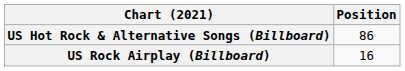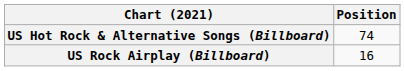(367, 35) 86 -> (367, 35) 74
